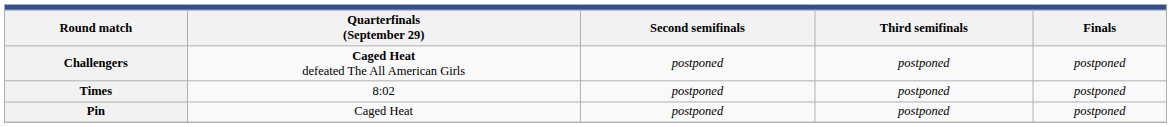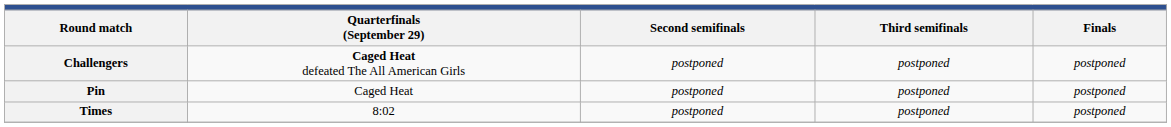rows swapped: (96, 111) <-> (96, 91)
